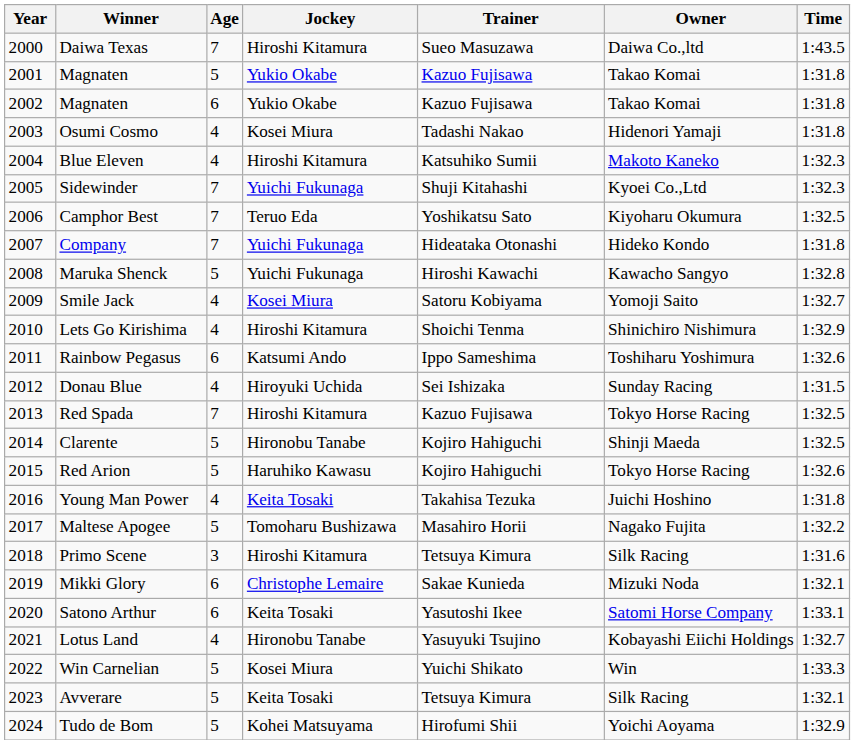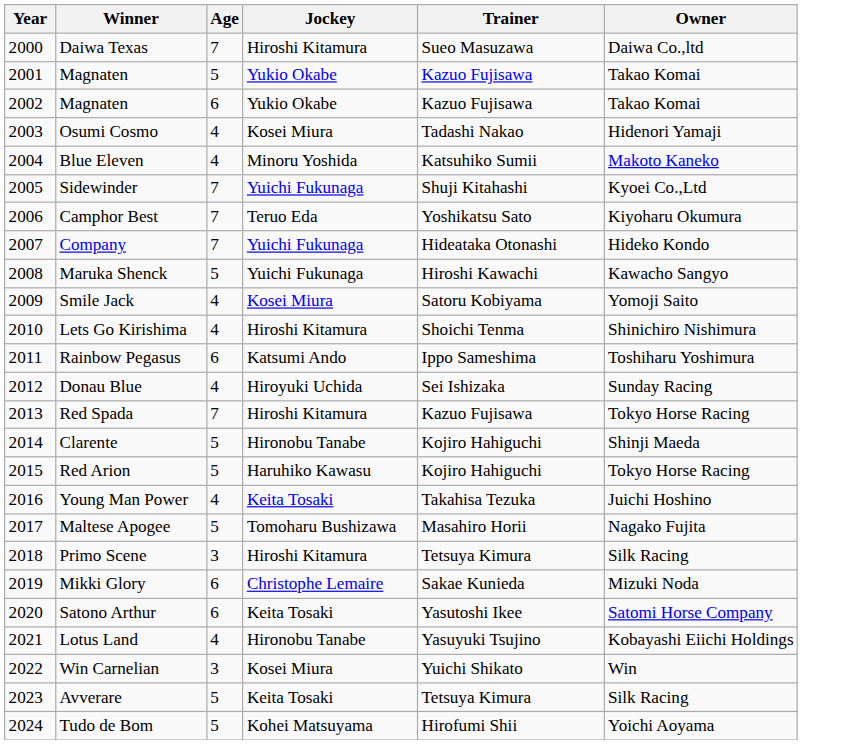- column: (823, 19)
(307, 160) Hiroshi Kitamura -> (302, 160) Minoru Yoshida
(215, 669) 5 -> (215, 669) 3
